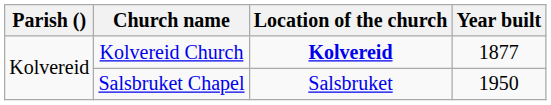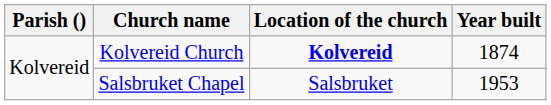(499, 52) 1877 -> (499, 52) 1874
(499, 83) 1950 -> (499, 83) 1953
